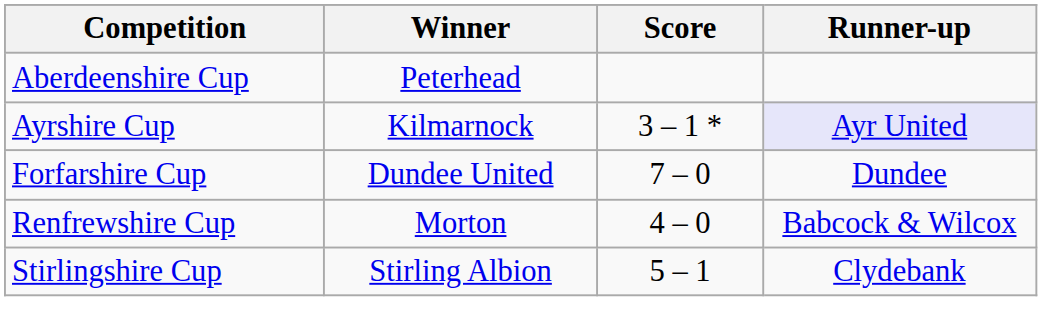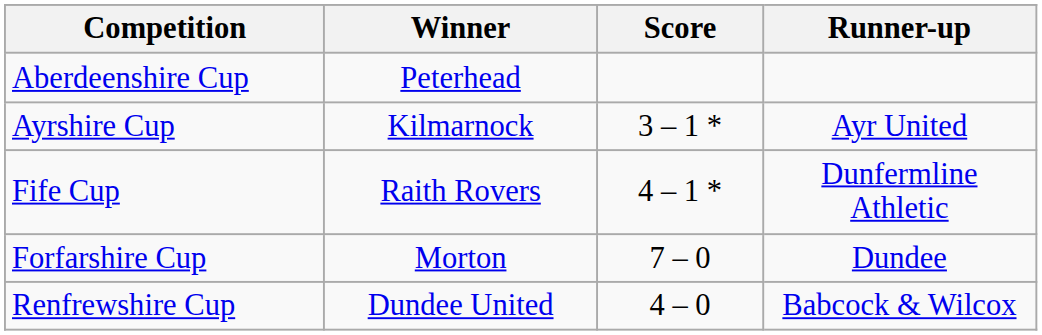(899, 125) lavender background -> (899, 125) no background
+ row: (66, 191)
(461, 174) Dundee United -> (461, 256) Morton
(461, 222) Morton -> (461, 305) Dundee United
- row: (117, 271)
